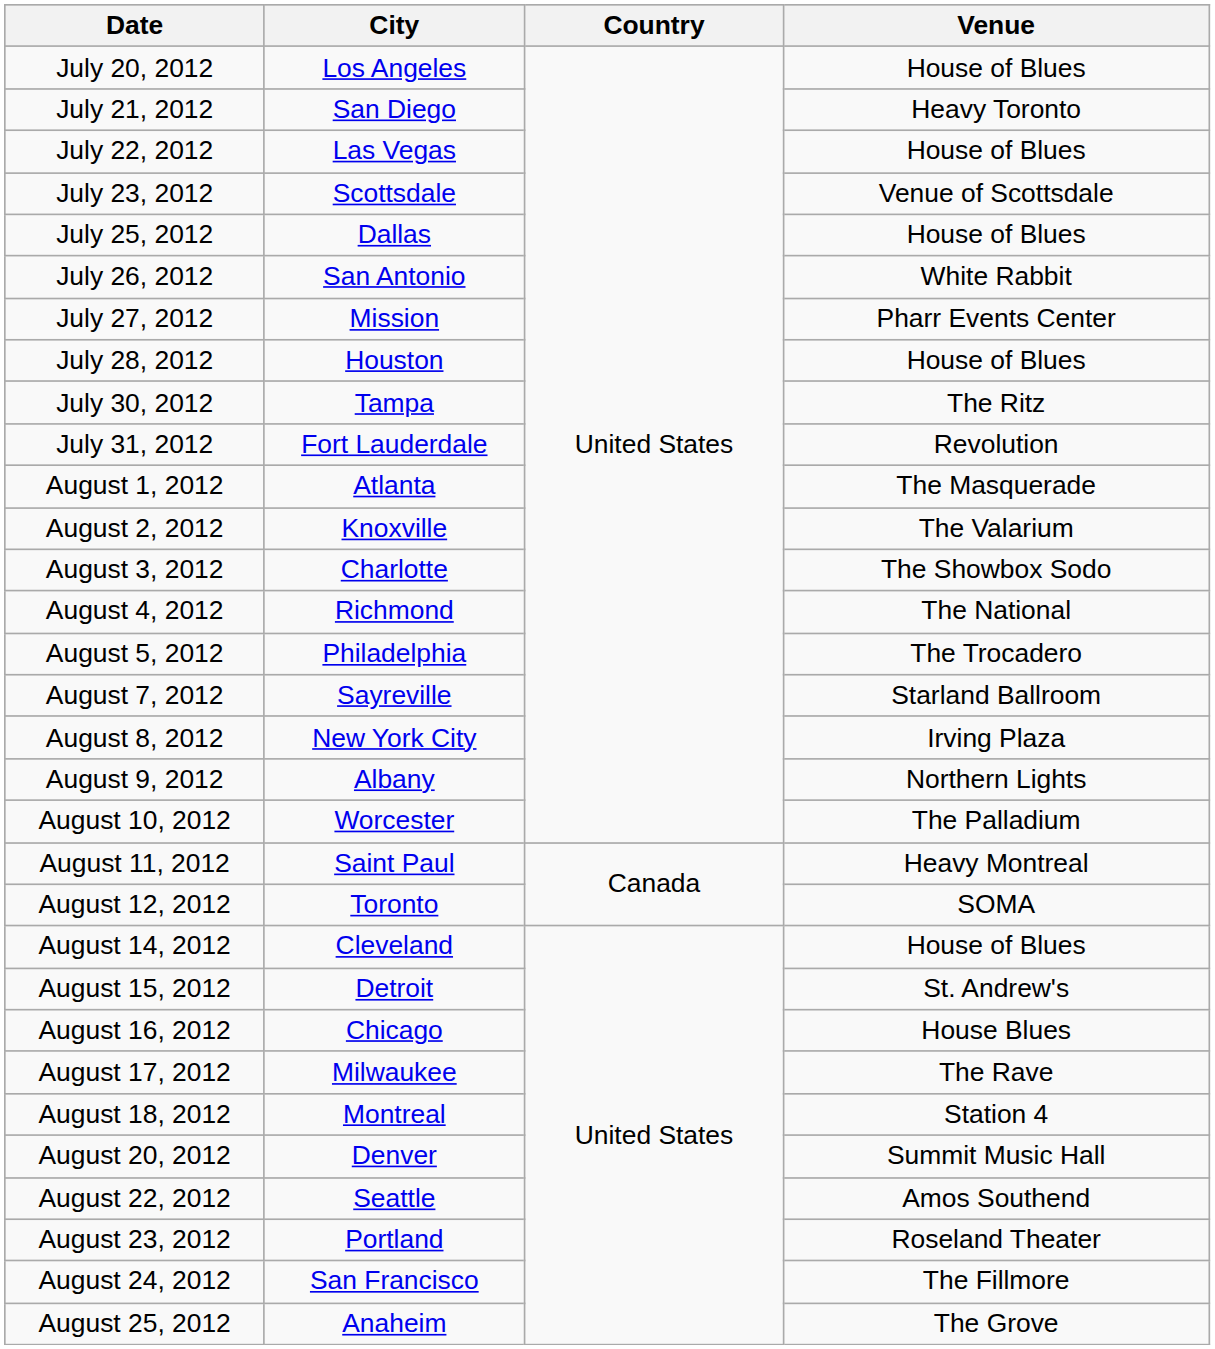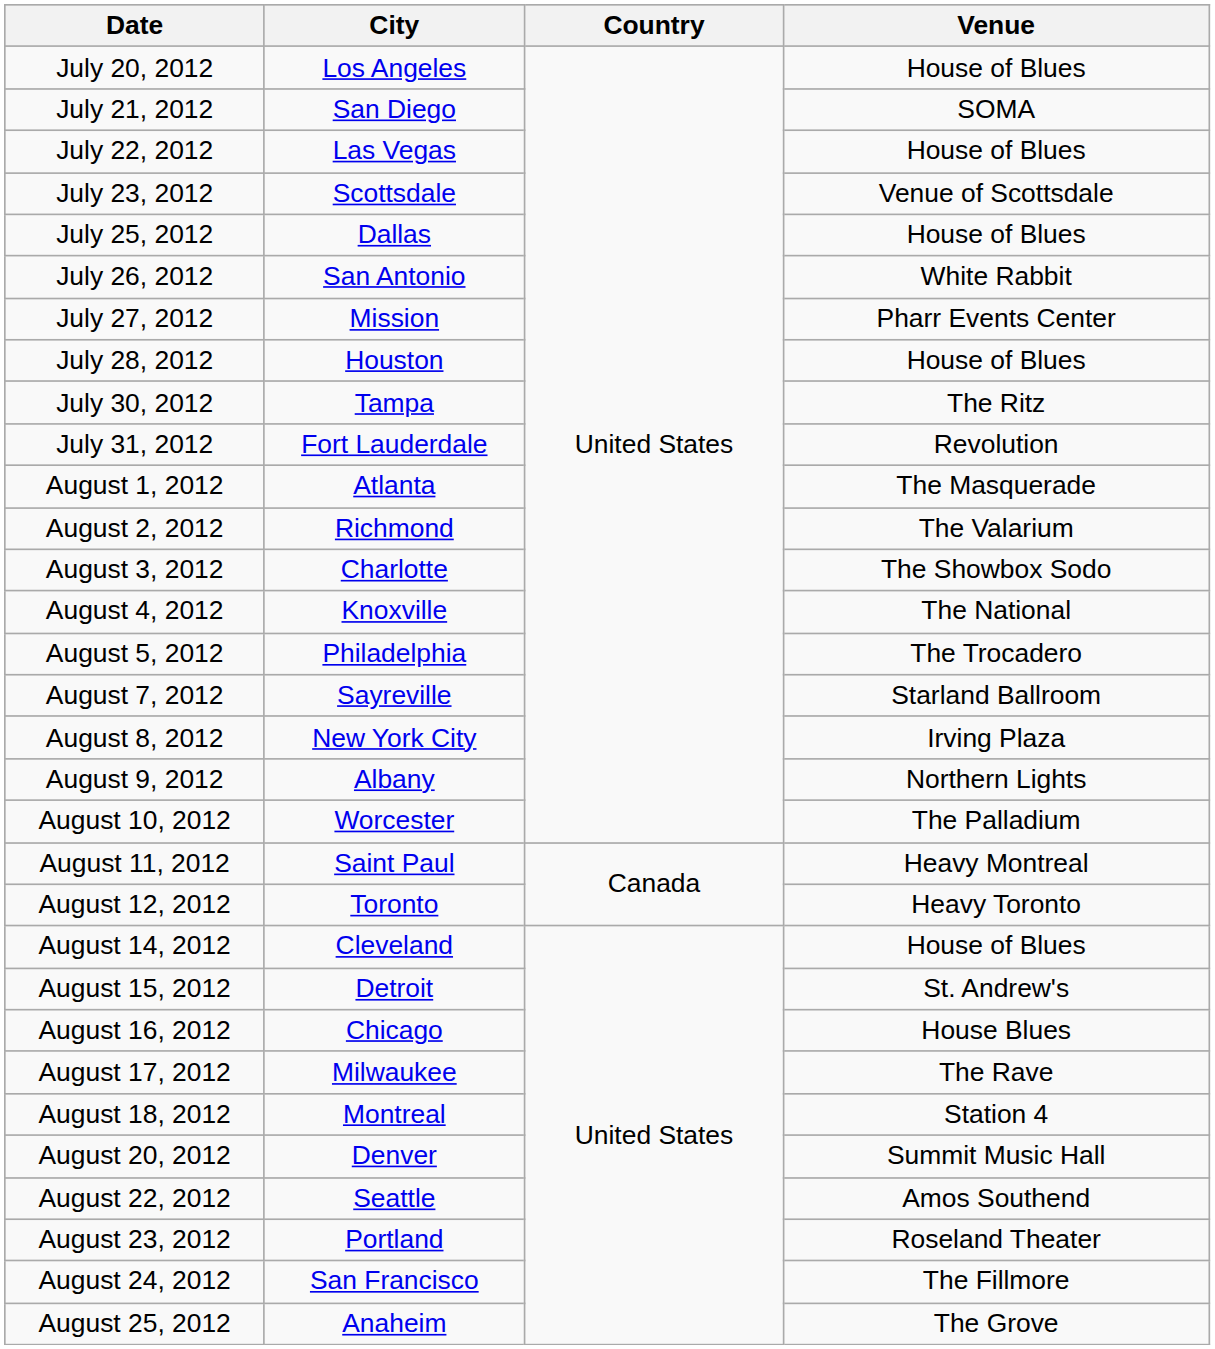(996, 109) Heavy Toronto -> (996, 109) SOMA
(394, 527) Knoxville -> (394, 527) Richmond
(394, 611) Richmond -> (394, 611) Knoxville
(996, 904) SOMA -> (996, 904) Heavy Toronto
